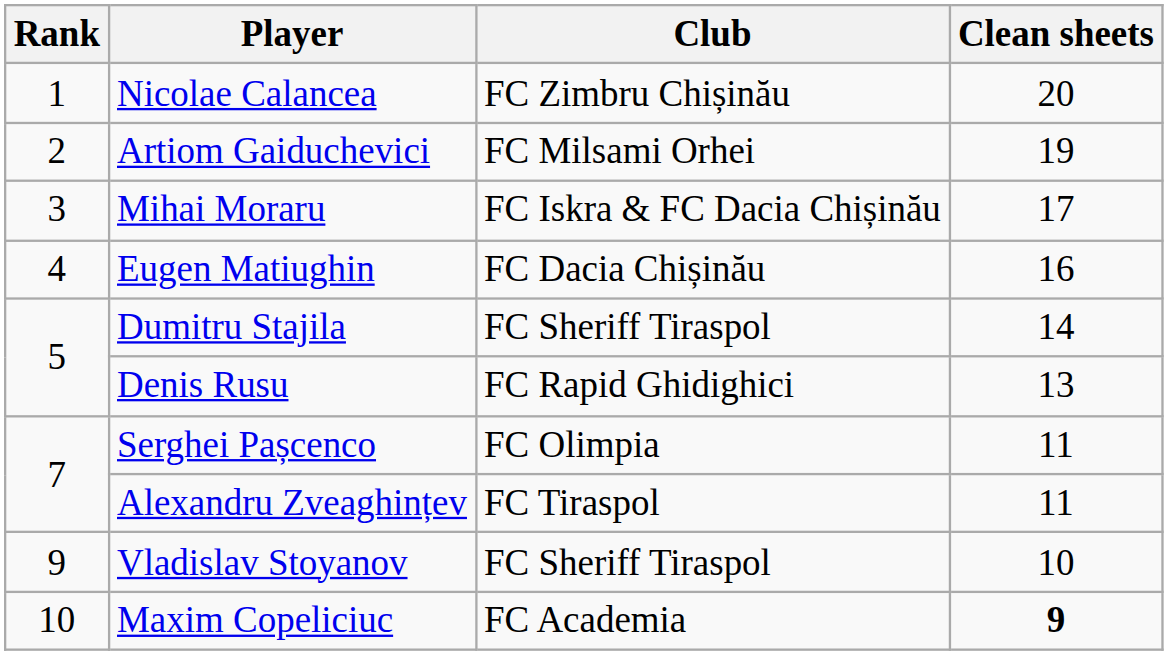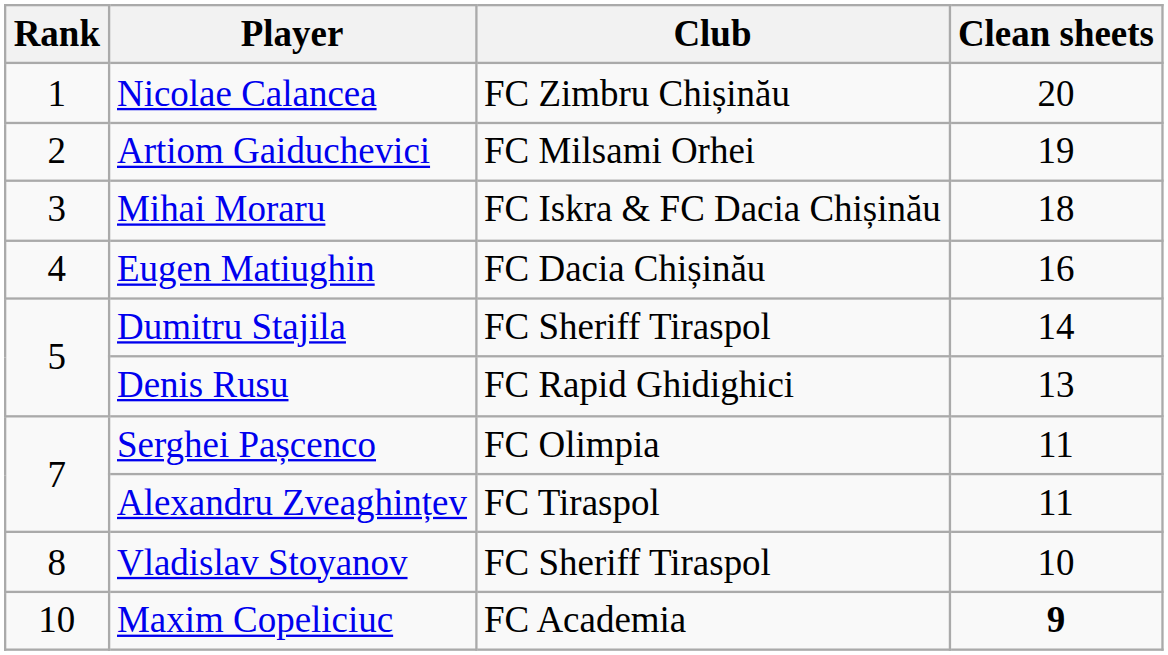(1056, 209) 17 -> (1056, 209) 18
(57, 561) 9 -> (57, 561) 8
